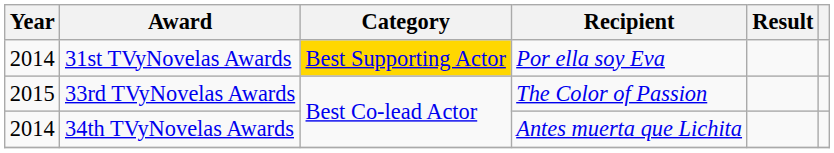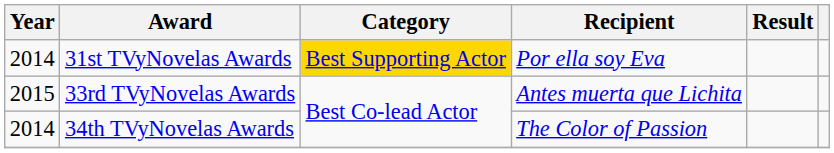(612, 93) The Color of Passion -> (629, 93) Antes muerta que Lichita
(629, 128) Antes muerta que Lichita -> (612, 128) The Color of Passion
